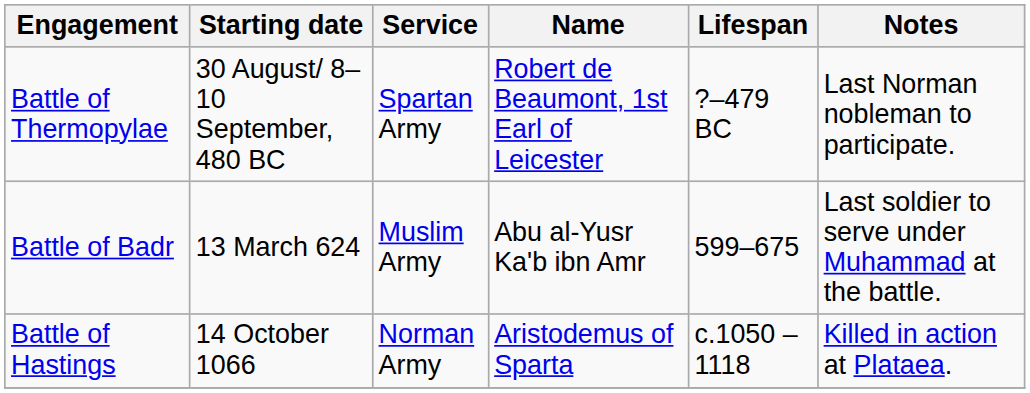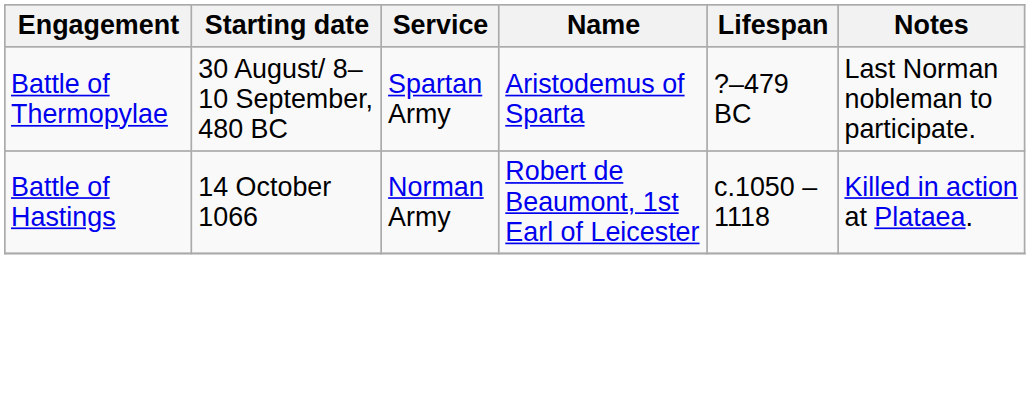(581, 113) Robert de Beaumont, 1st Earl of Leicester -> (595, 98) Aristodemus of Sparta
- row: (92, 247)
(584, 350) Aristodemus of Sparta -> (602, 201) Robert de Beaumont, 1st Earl of Leicester
